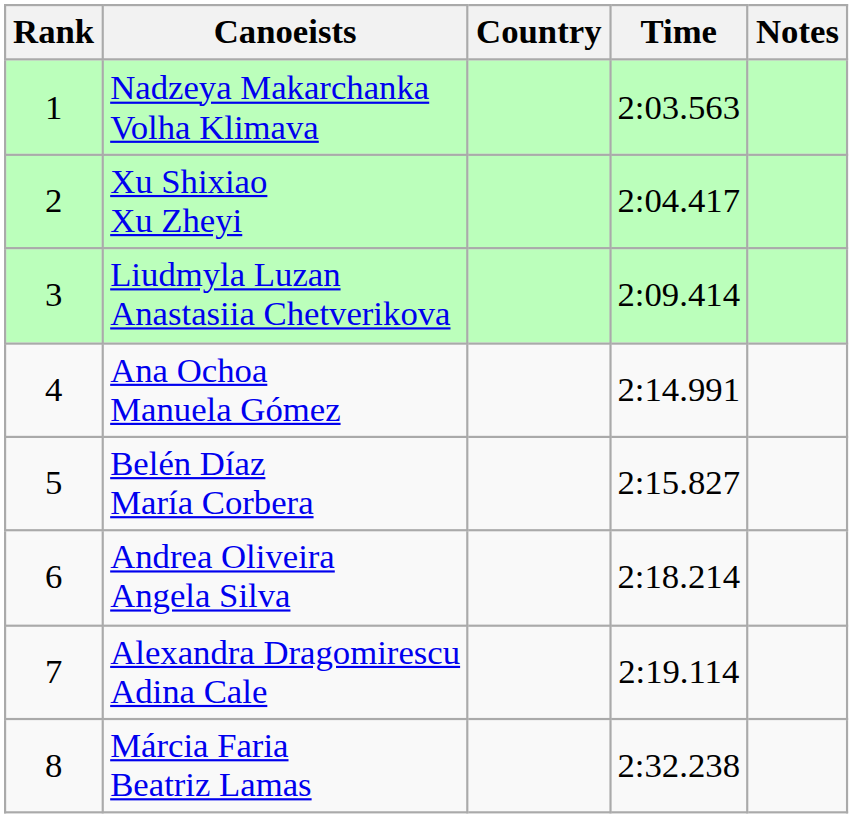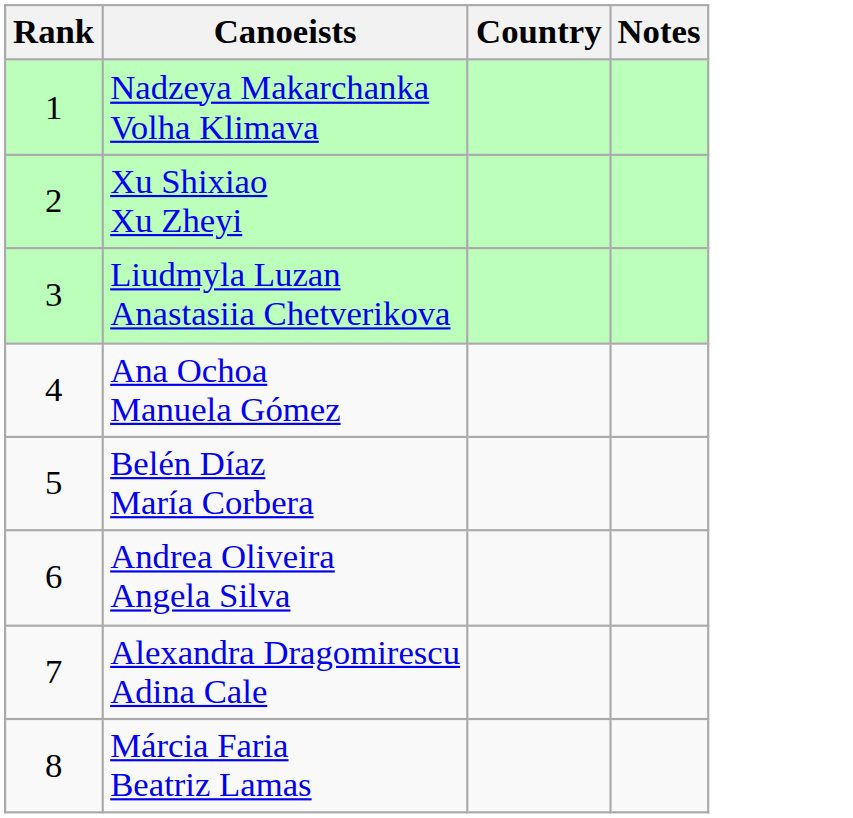- column: (679, 32)
